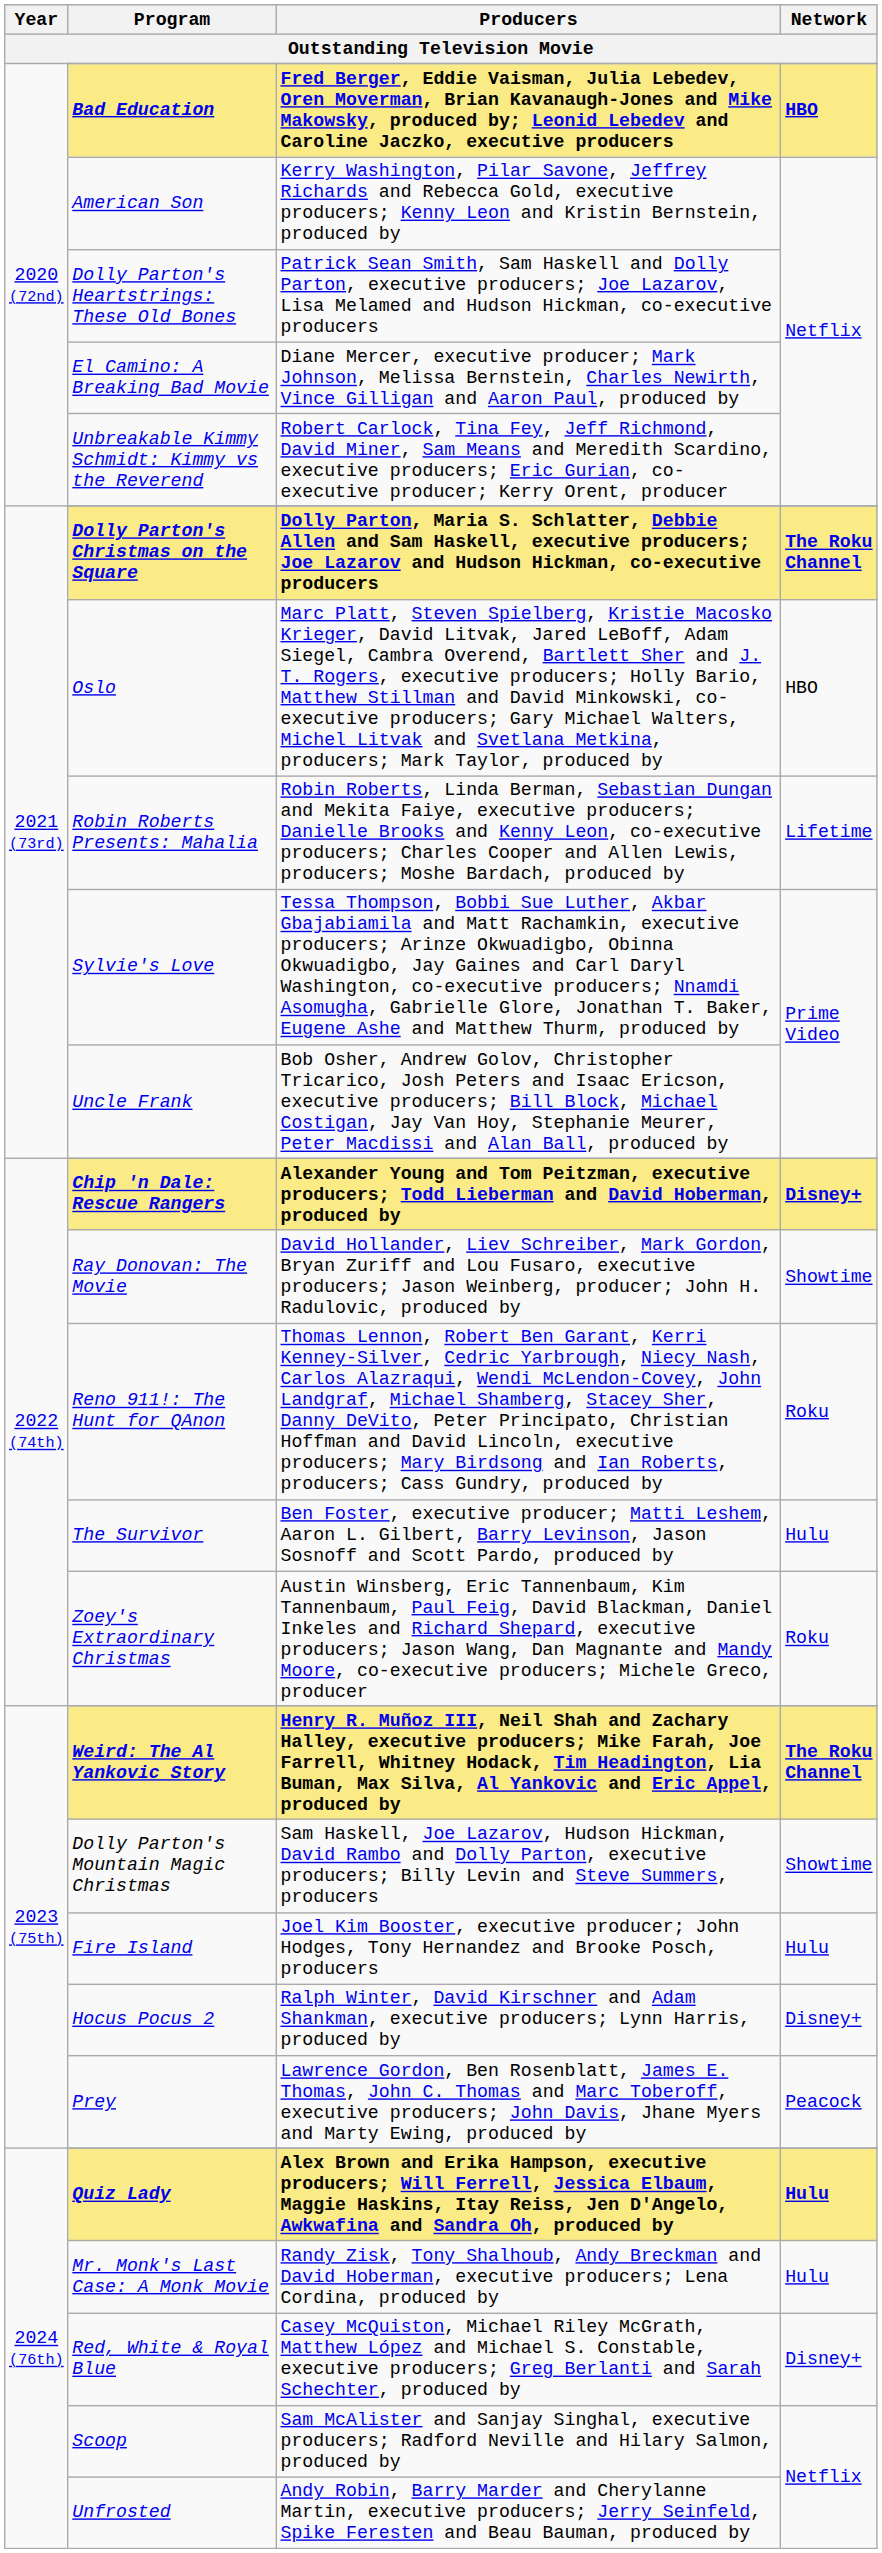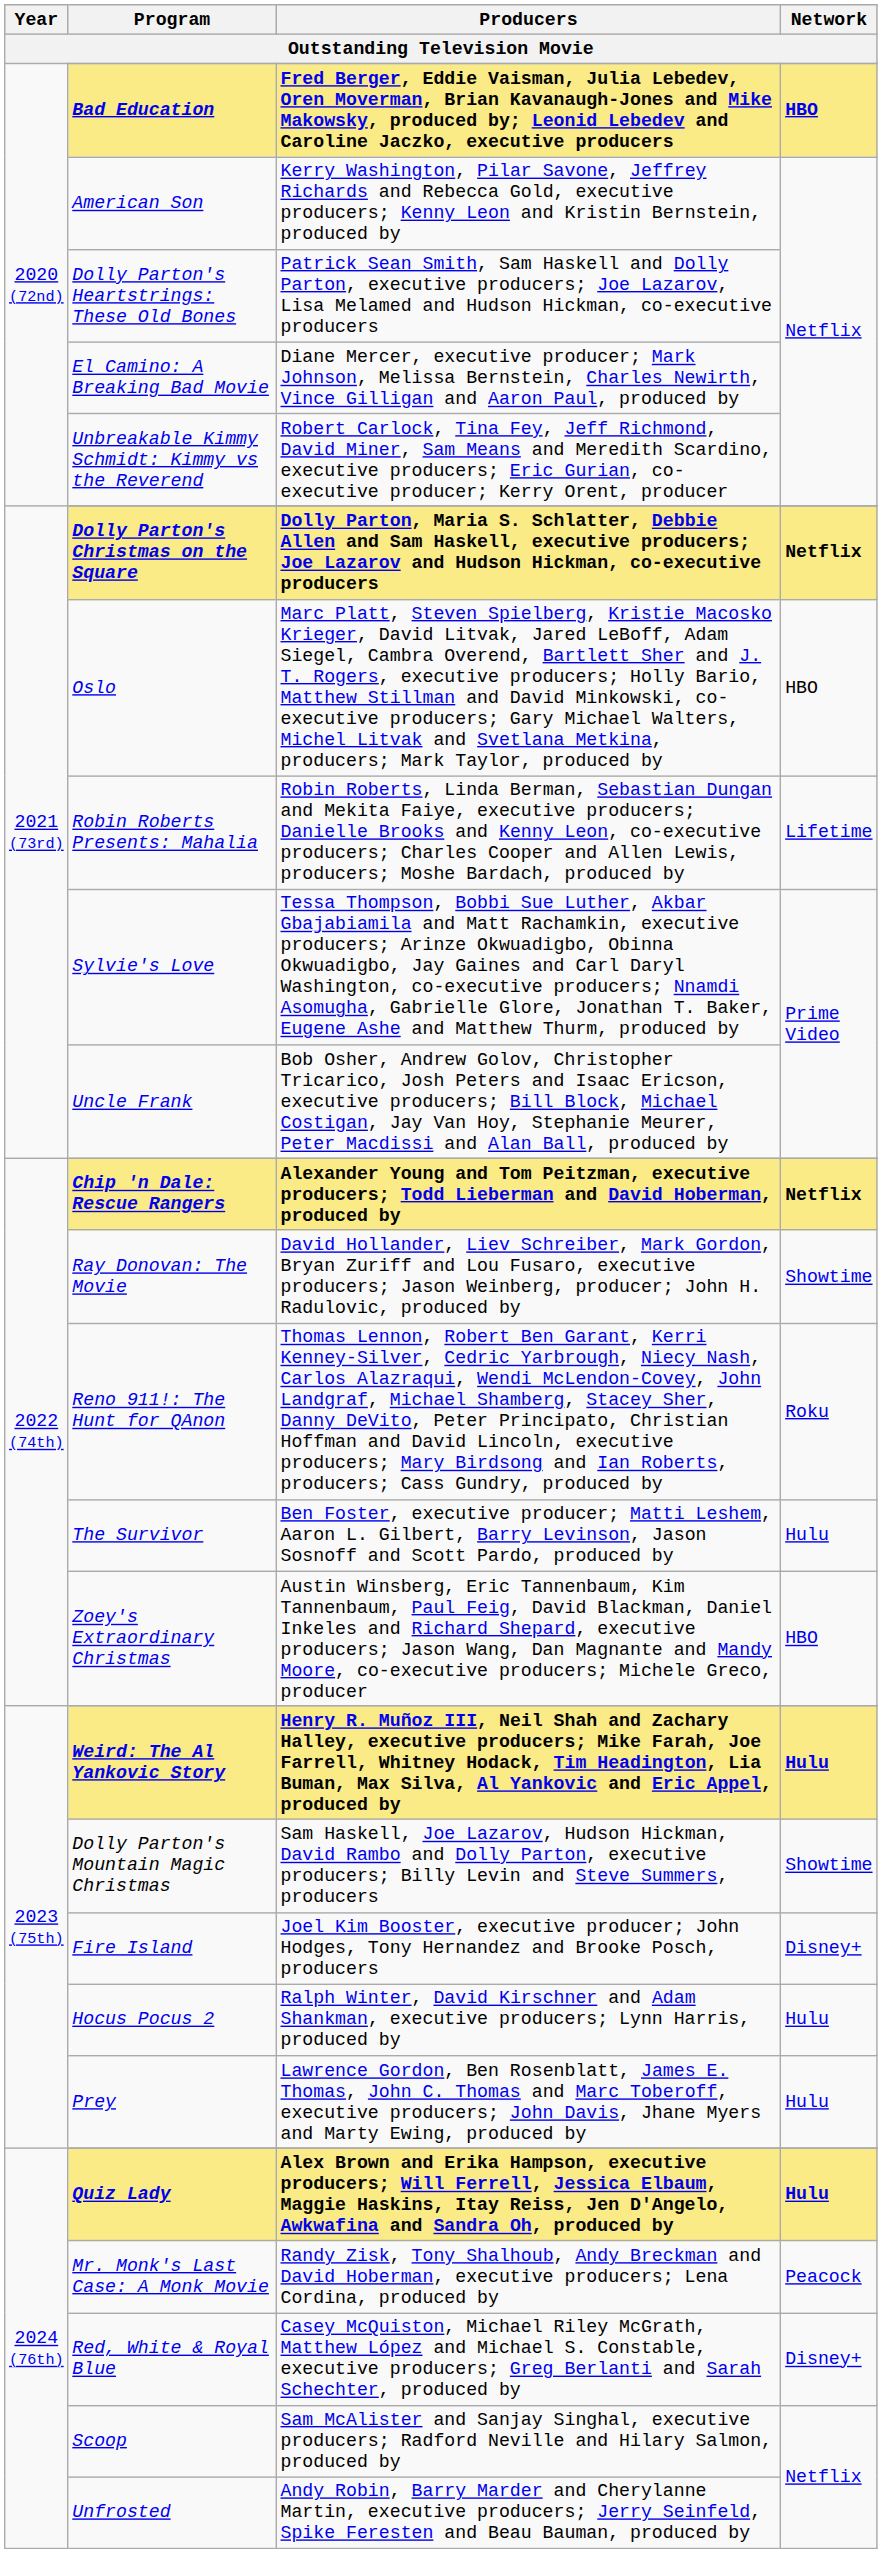(829, 553) The Roku Channel -> (823, 553) Netflix
(823, 1194) Disney+ -> (823, 1194) Netflix
(807, 1639) Roku -> (802, 1639) HBO
(829, 1763) The Roku Channel -> (807, 1763) Hulu
(807, 1948) Hulu -> (823, 1948) Disney+
(823, 2020) Disney+ -> (807, 2020) Hulu
(823, 2102) Peacock -> (807, 2102) Hulu
(807, 2277) Hulu -> (823, 2277) Peacock
